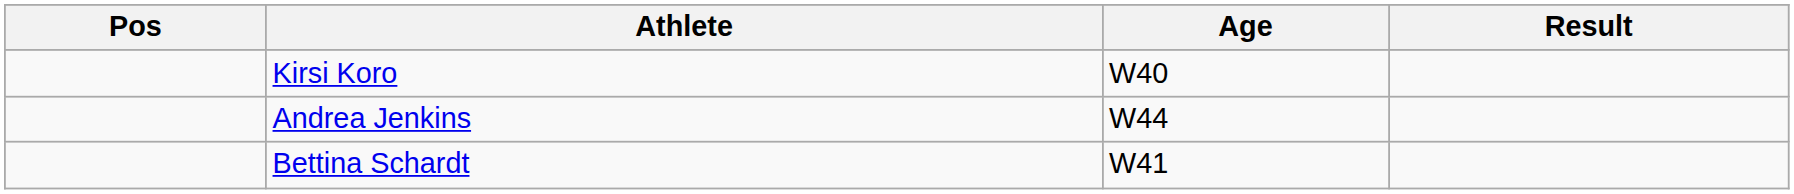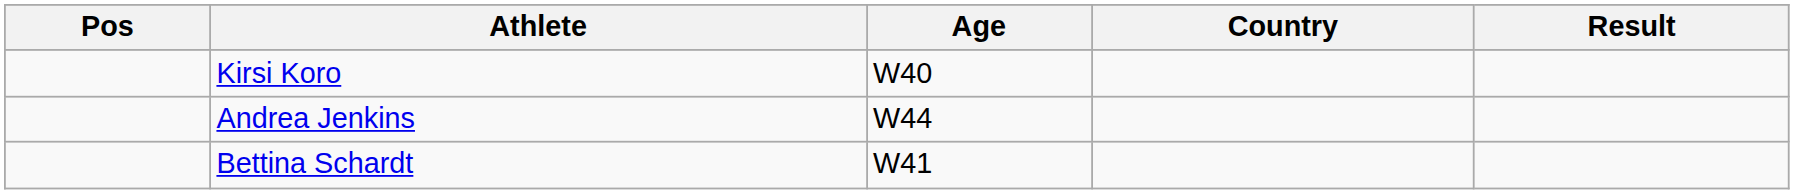+ column: (1283, 27)
